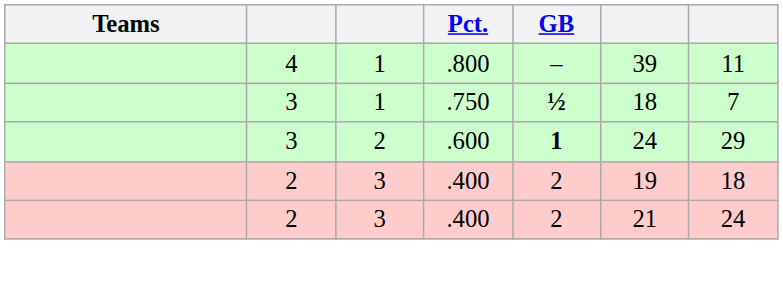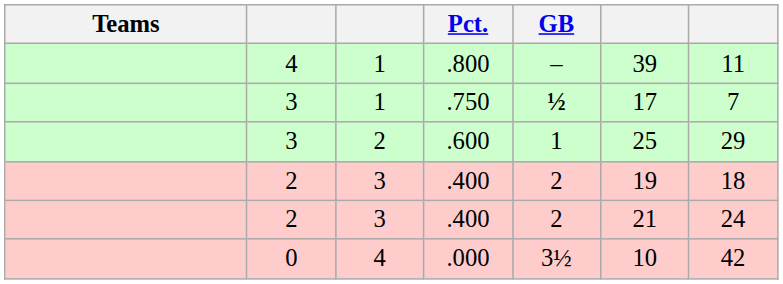(645, 102) 18 -> (645, 102) 17
(556, 141) bold -> (556, 141) normal
(645, 141) 24 -> (645, 141) 25
+ row: (291, 258)
